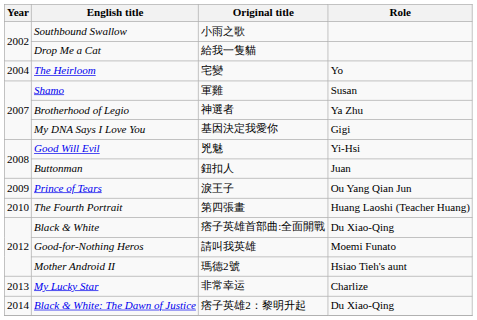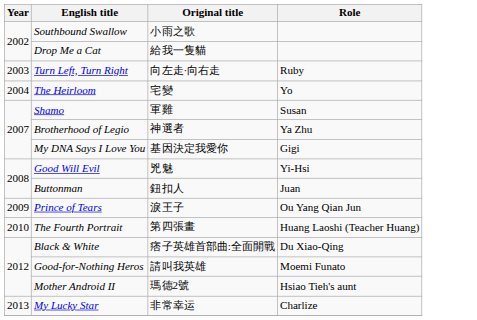+ row: (81, 70)
- row: (115, 305)
